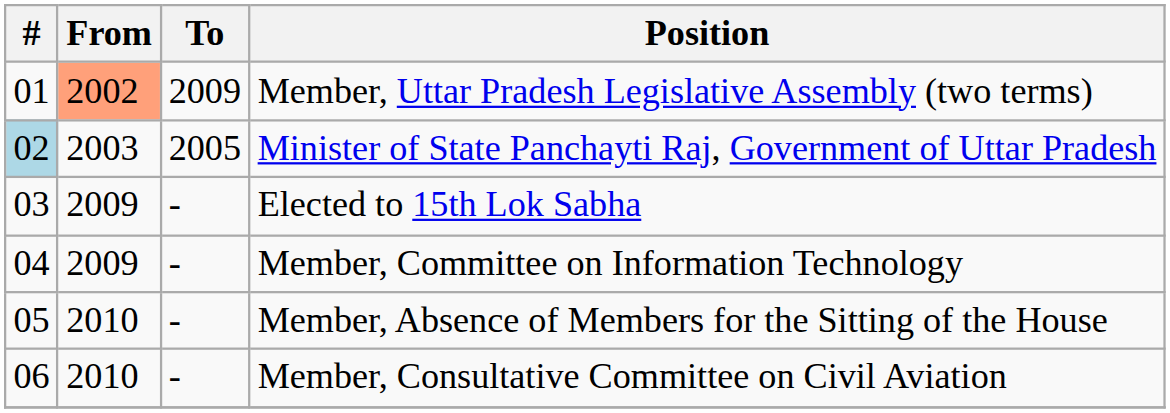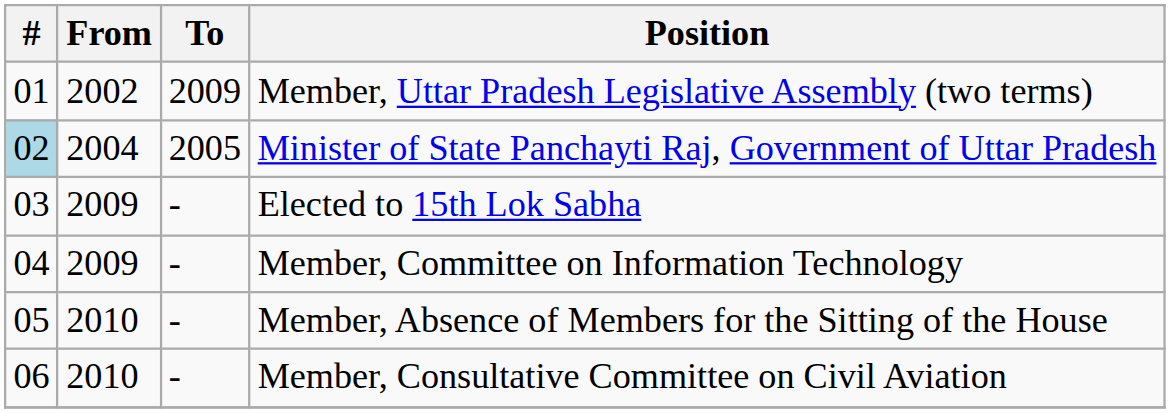(102, 90) lightsalmon background -> (102, 90) no background
(102, 147) 2003 -> (102, 147) 2004
